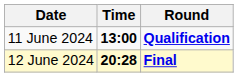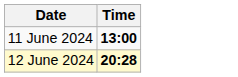- column: (187, 15)
